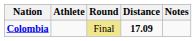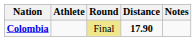(142, 28) 17.09 -> (142, 28) 17.90
